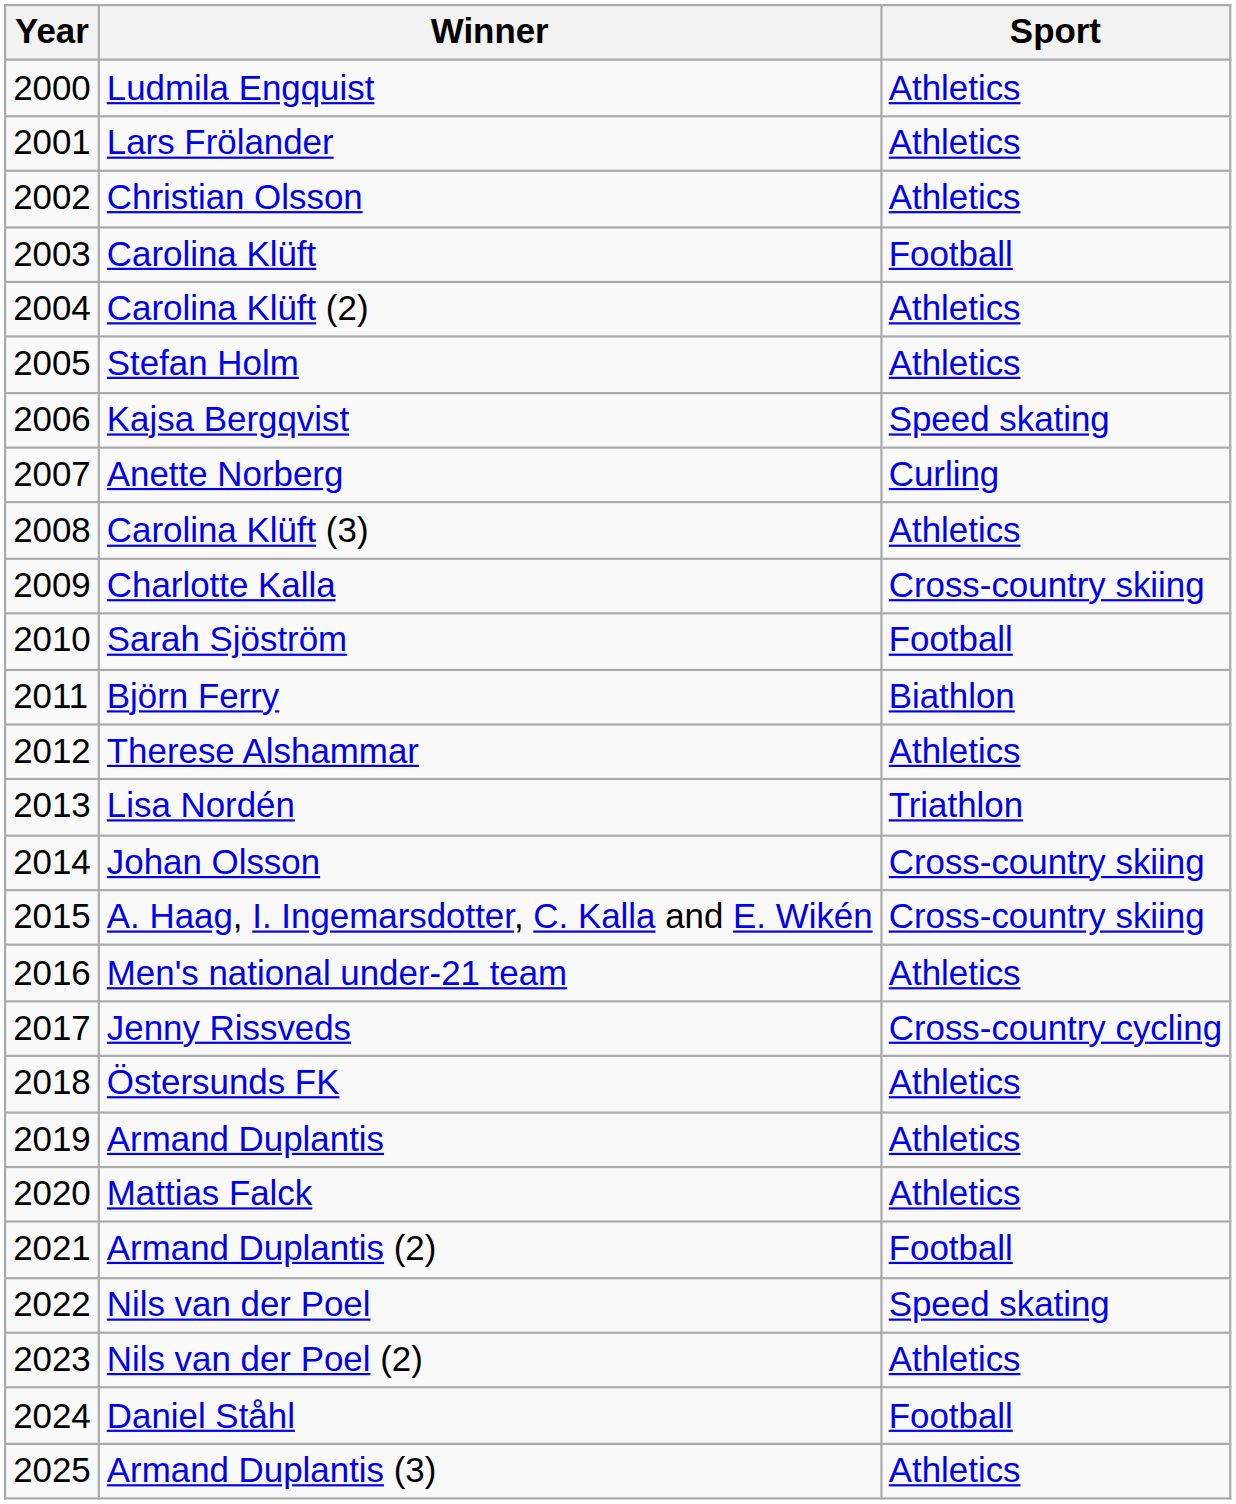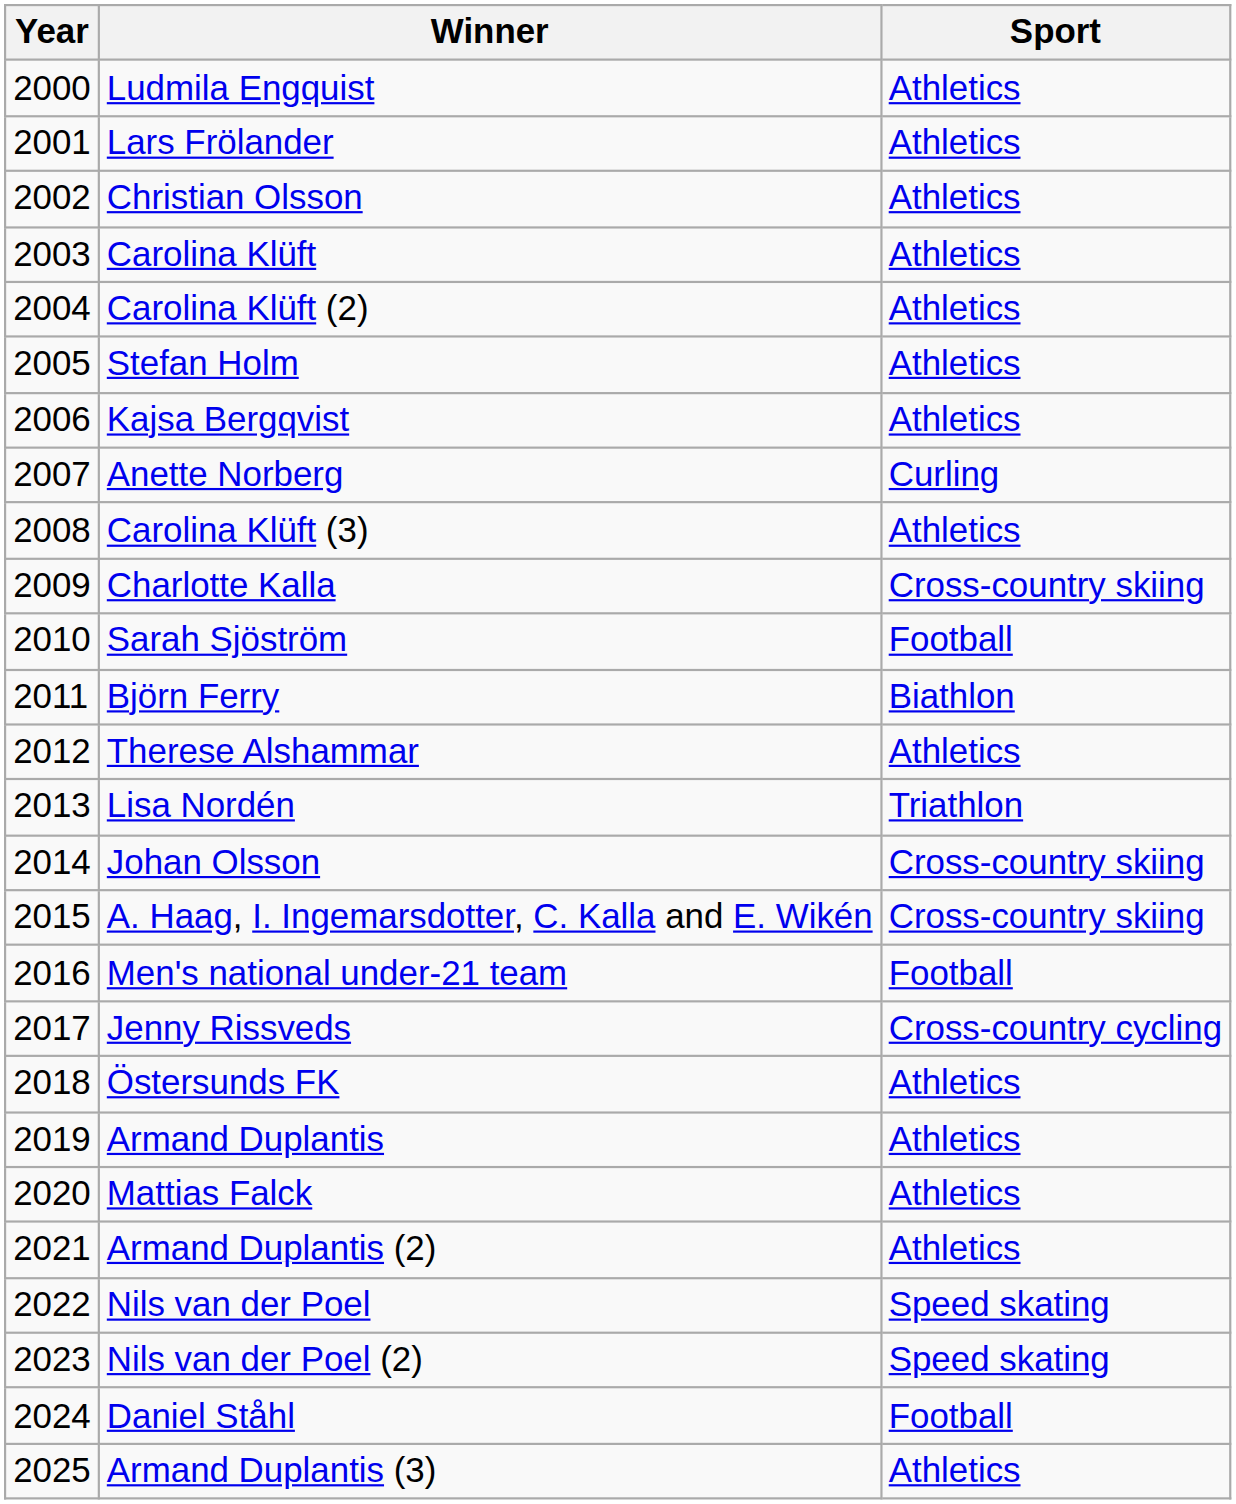(951, 253) Football -> (955, 253) Athletics
(999, 419) Speed skating -> (955, 419) Athletics
(955, 972) Athletics -> (951, 972) Football
(951, 1249) Football -> (955, 1249) Athletics
(955, 1359) Athletics -> (999, 1359) Speed skating
